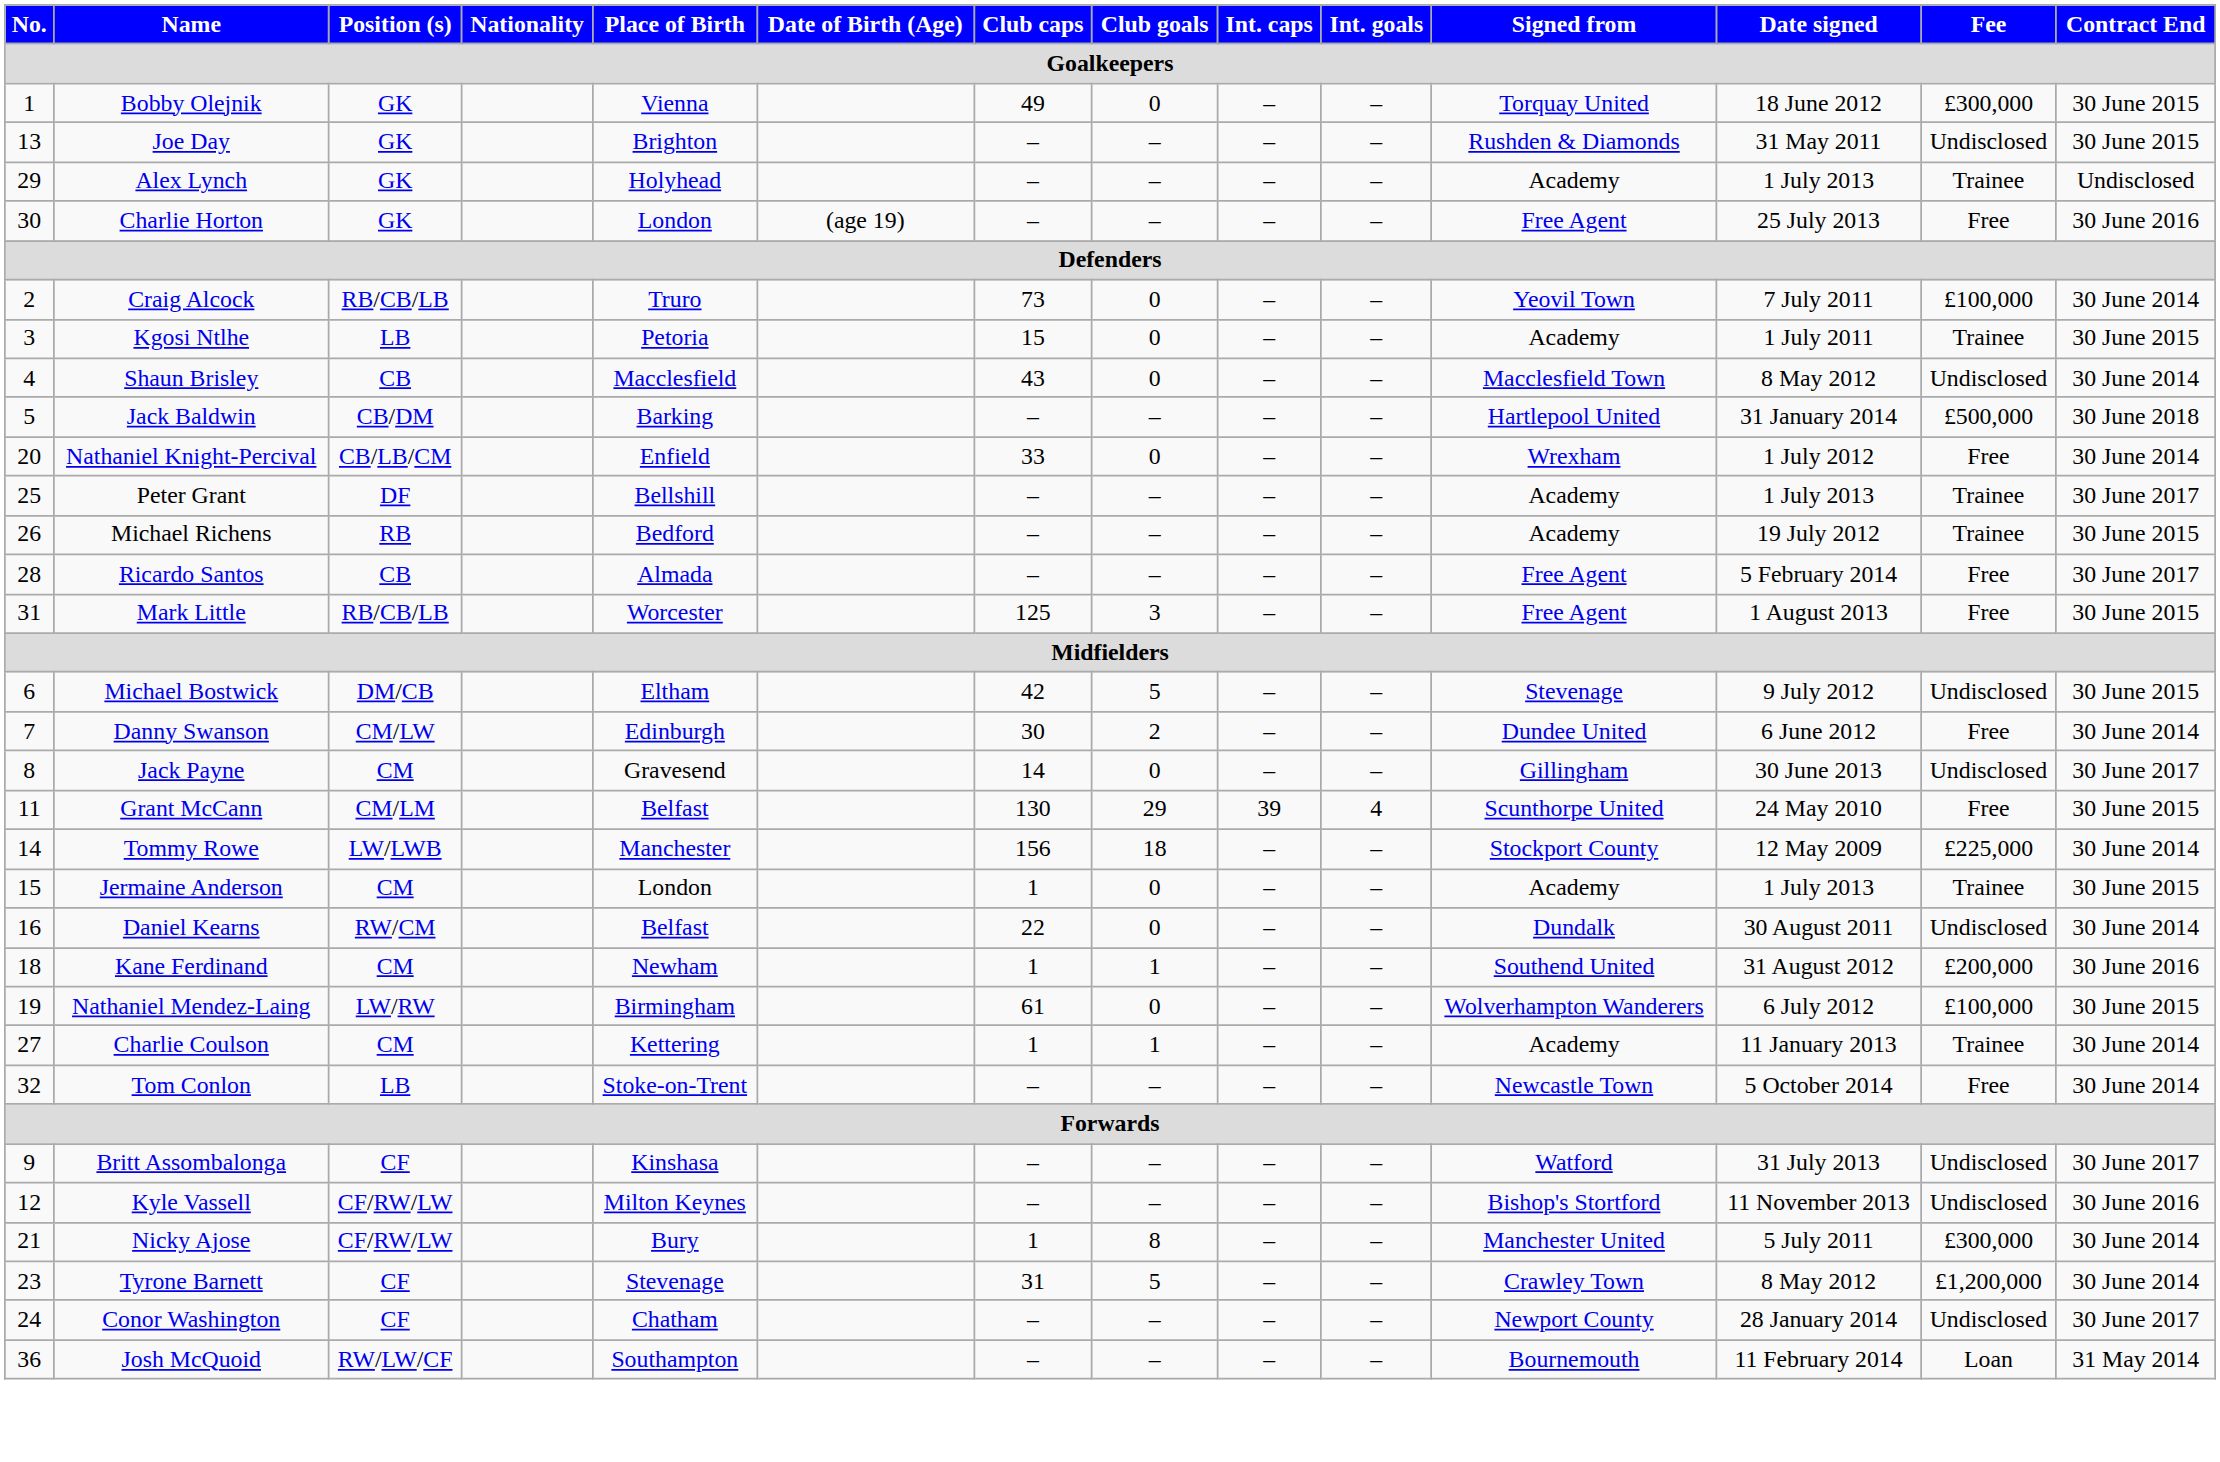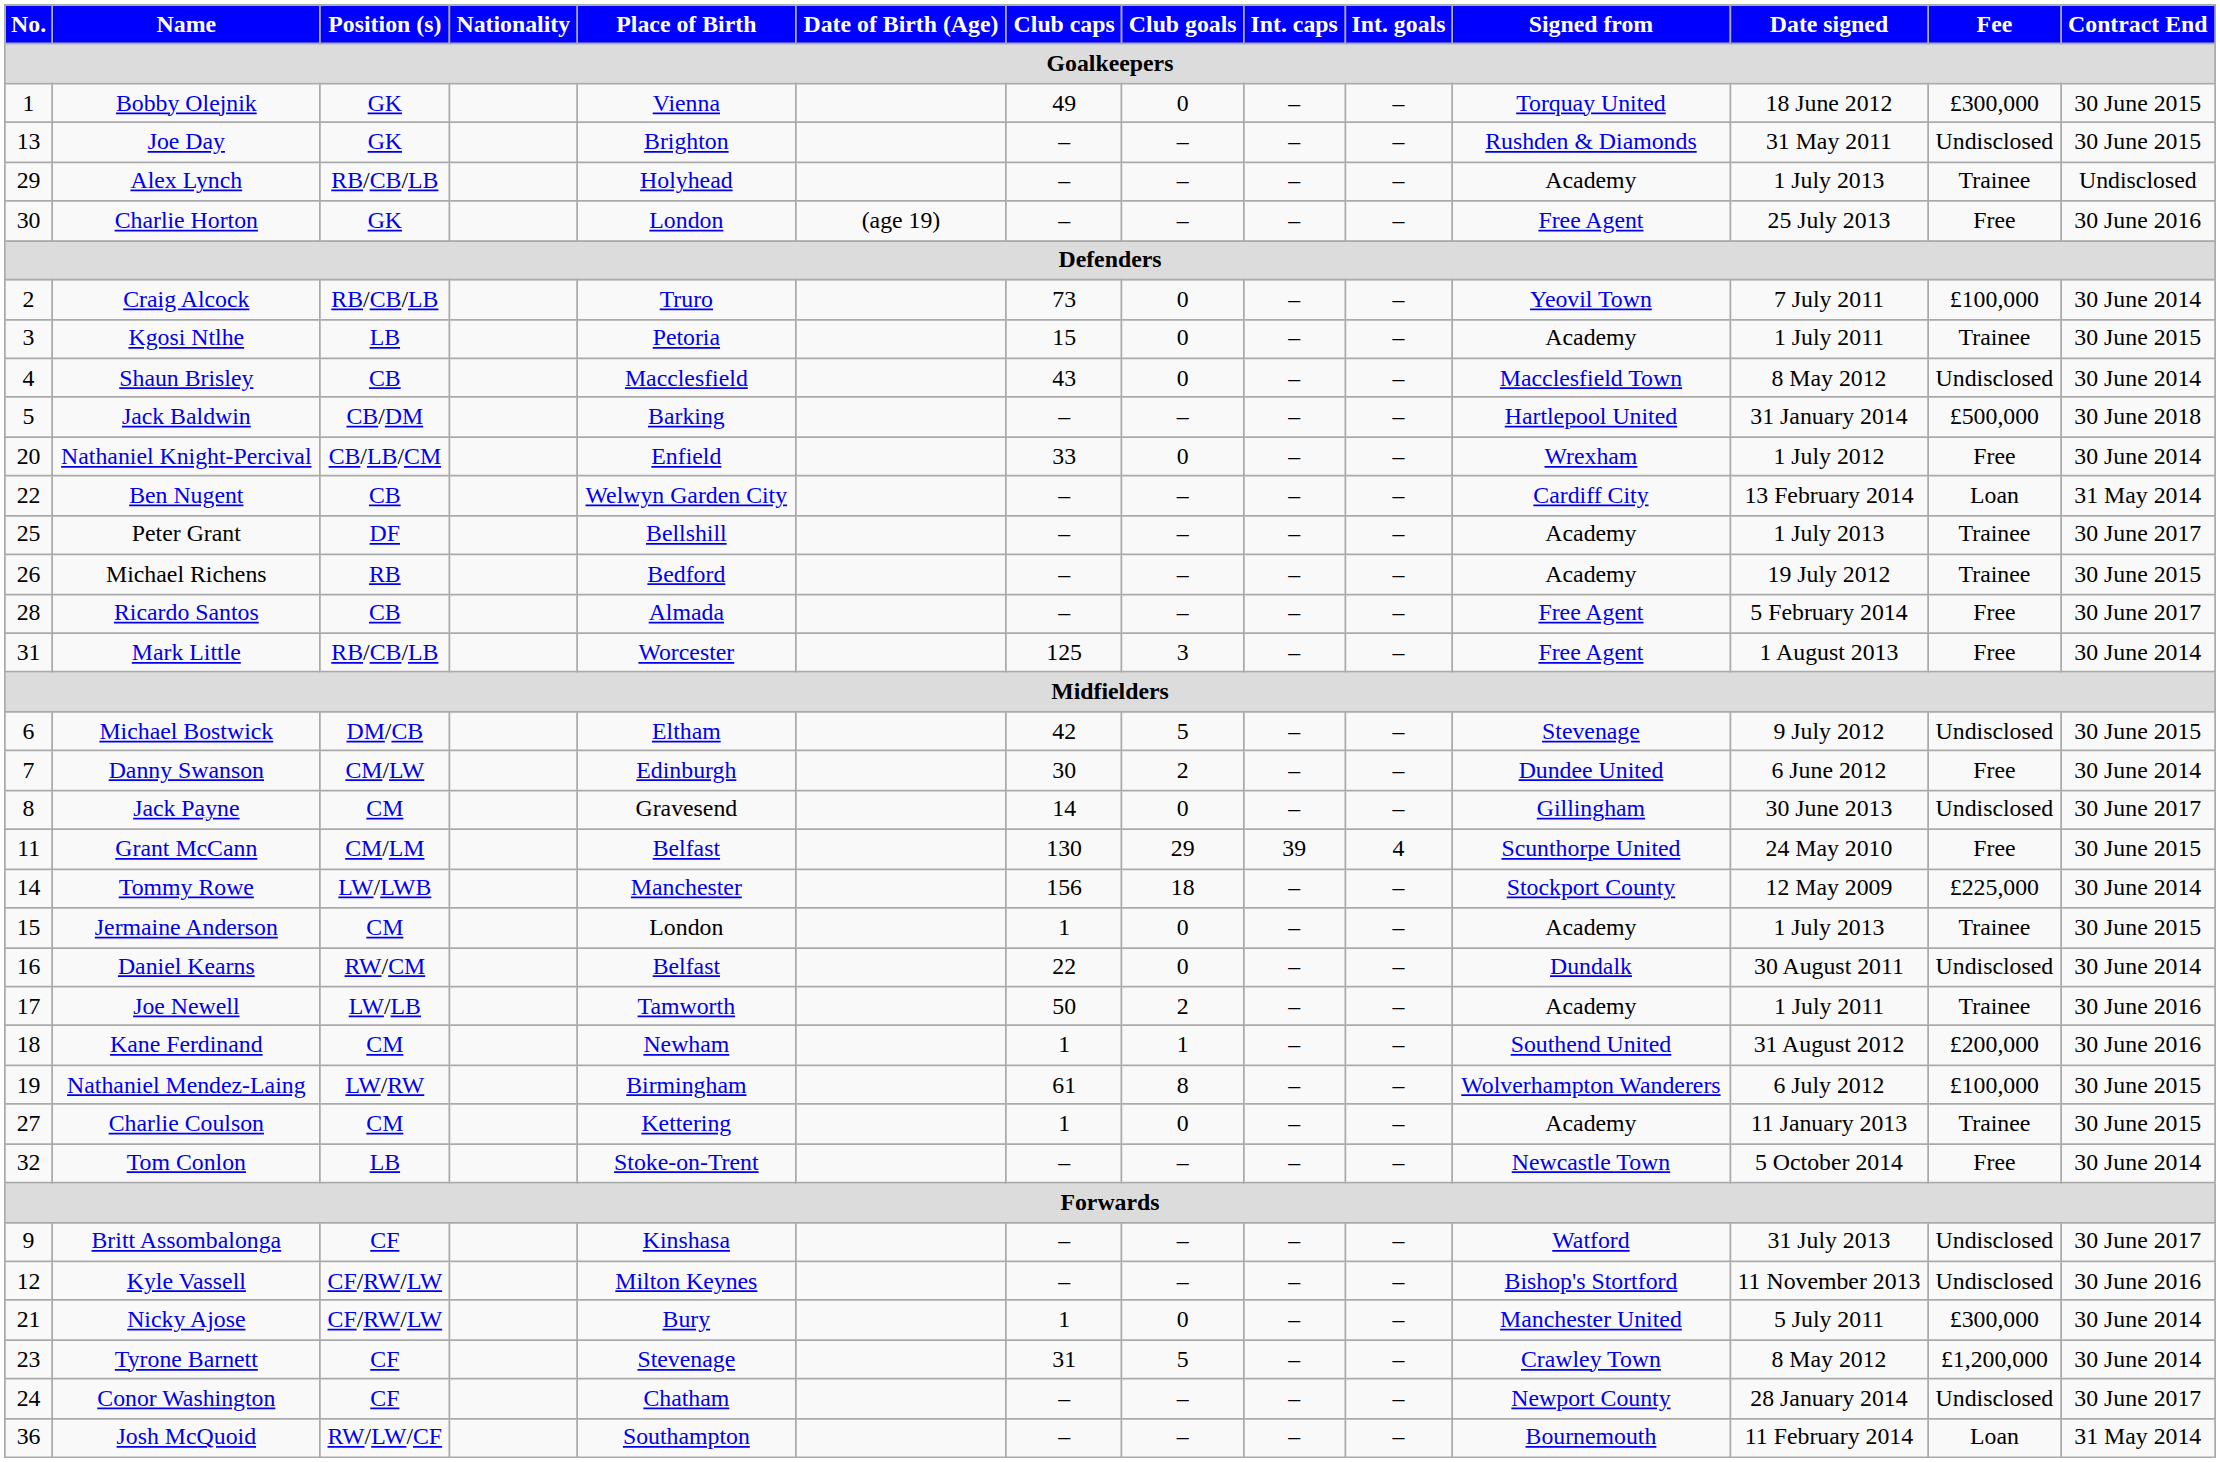(395, 180) GK -> (385, 180) RB/CB/LB
+ row: (186, 494)
(2136, 612) 30 June 2015 -> (2138, 651) 30 June 2014
+ row: (186, 1005)
(1155, 1005) 0 -> (1183, 1083) 8
(1155, 1044) 1 -> (1183, 1123) 0
(2136, 1044) 30 June 2014 -> (2138, 1123) 30 June 2015
(1155, 1240) 8 -> (1183, 1319) 0
